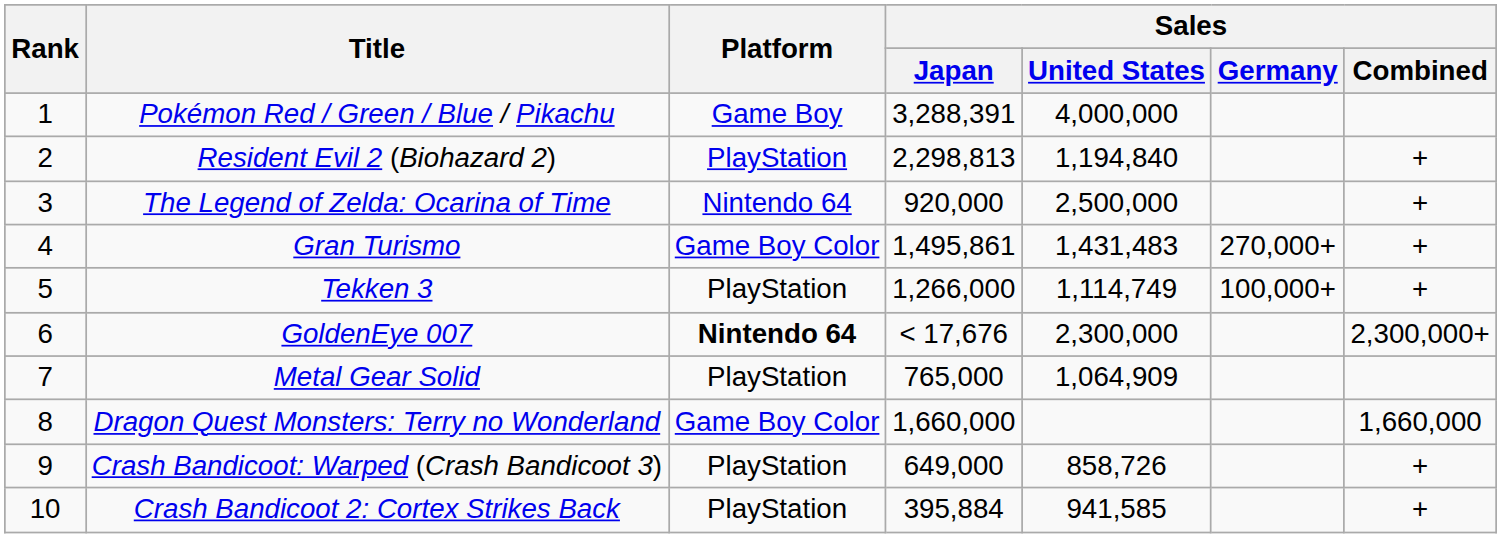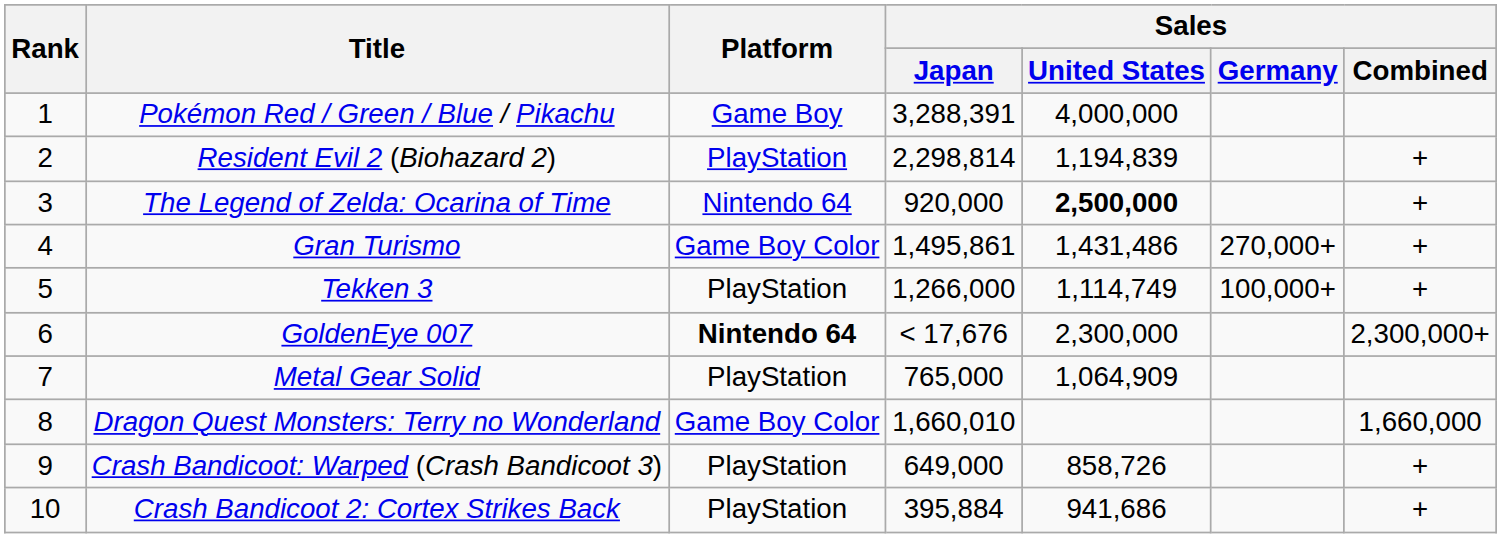(954, 158) 2,298,813 -> (954, 158) 2,298,814
(1116, 158) 1,194,840 -> (1116, 158) 1,194,839
(1116, 202) normal -> (1116, 202) bold
(1116, 245) 1,431,483 -> (1116, 245) 1,431,486
(954, 421) 1,660,000 -> (954, 421) 1,660,010
(1116, 509) 941,585 -> (1116, 509) 941,686
